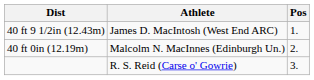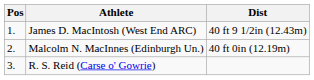columns swapped: (298, 13) <-> (56, 13)
